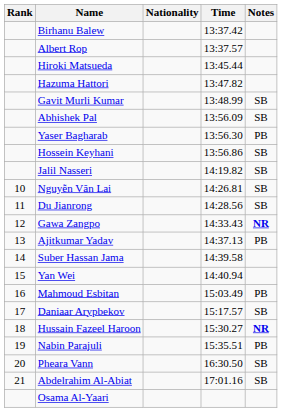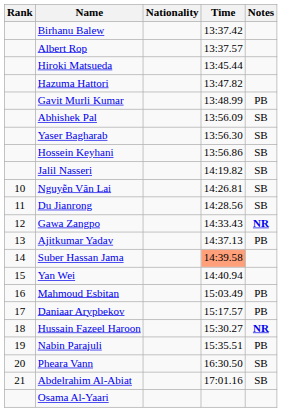(261, 100) SB -> (261, 100) PB
(261, 135) PB -> (261, 135) SB
(223, 258) no background -> (223, 258) lightsalmon background
(261, 310) SB -> (261, 310) PB
